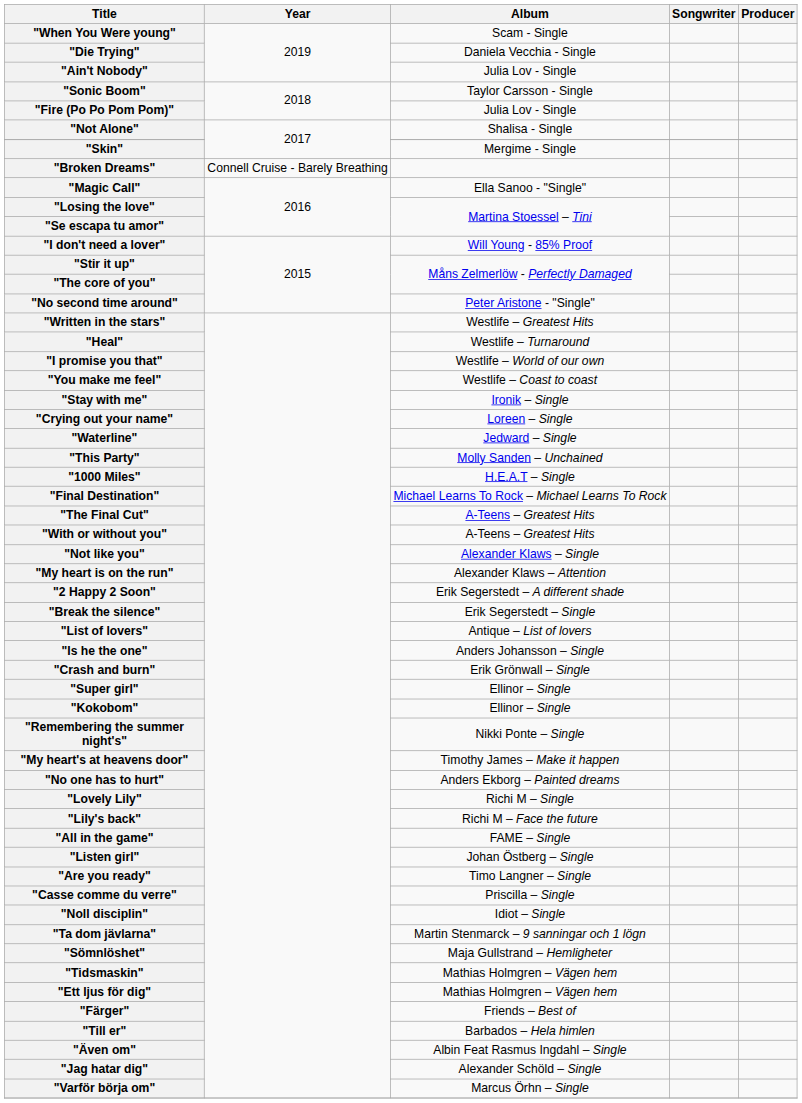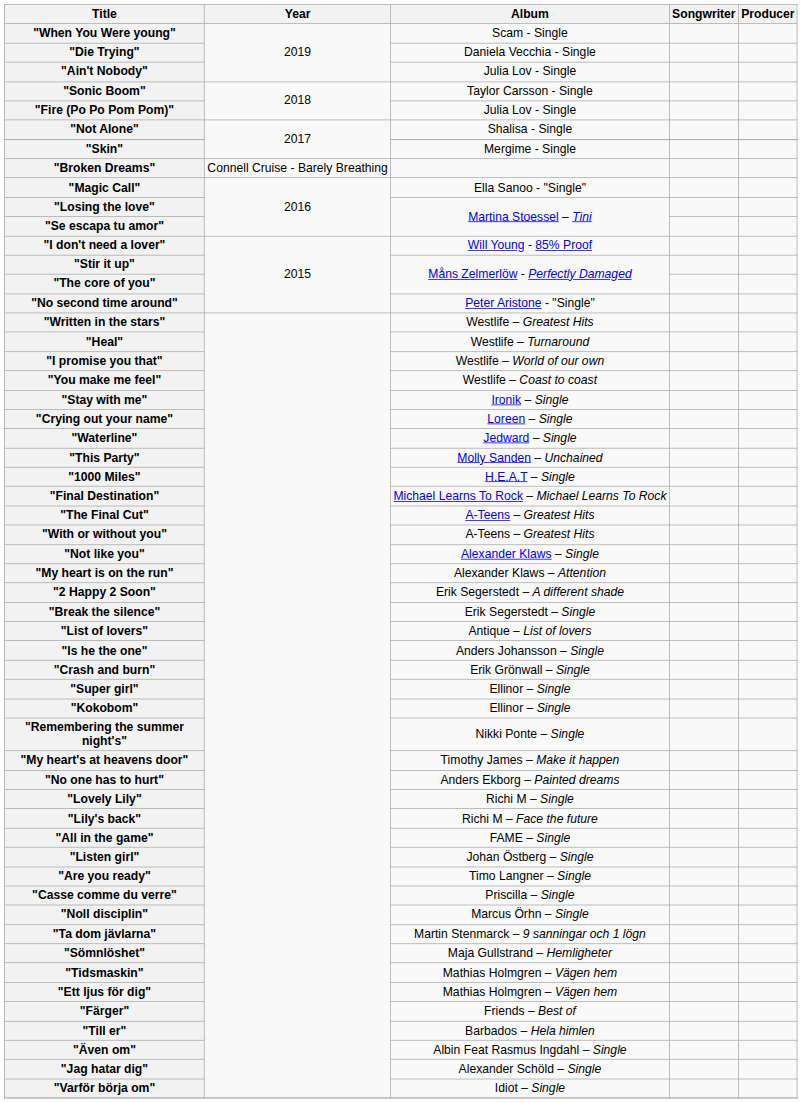(530, 914) Idiot – Single -> (530, 914) Marcus Örhn – Single
(530, 1088) Marcus Örhn – Single -> (530, 1088) Idiot – Single
